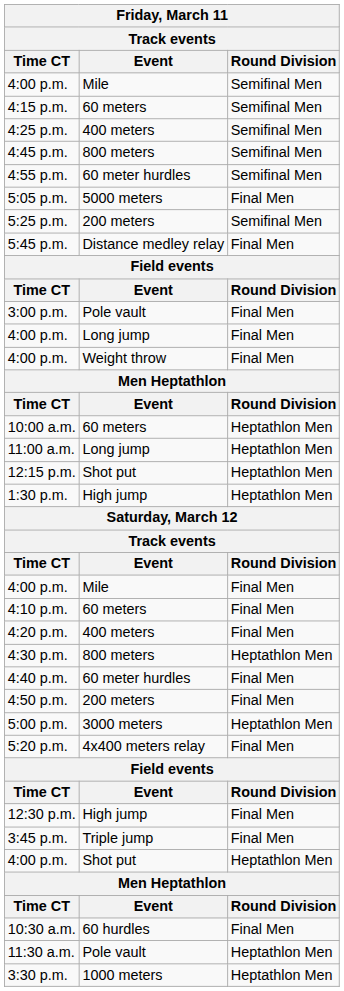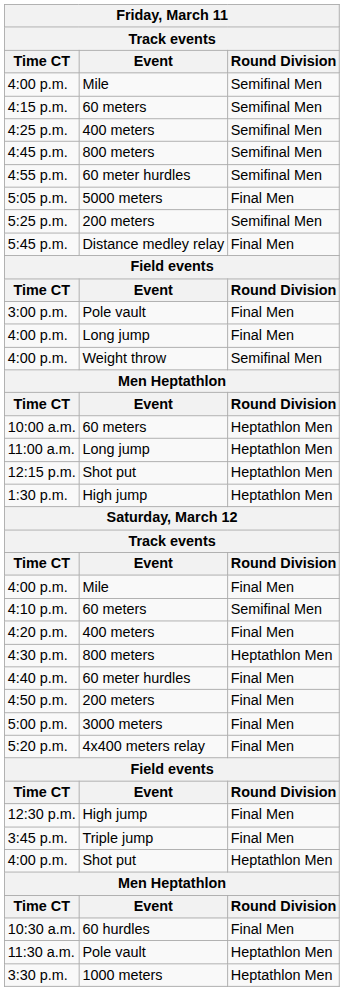(262, 358) Final Men -> (276, 358) Semifinal Men
(262, 609) Final Men -> (276, 609) Semifinal Men
(282, 723) Heptathlon Men -> (262, 723) Final Men
